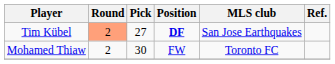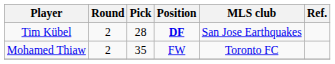(108, 31) lightsalmon background -> (108, 31) no background
(141, 31) 27 -> (141, 31) 28
(141, 50) 30 -> (141, 50) 35
